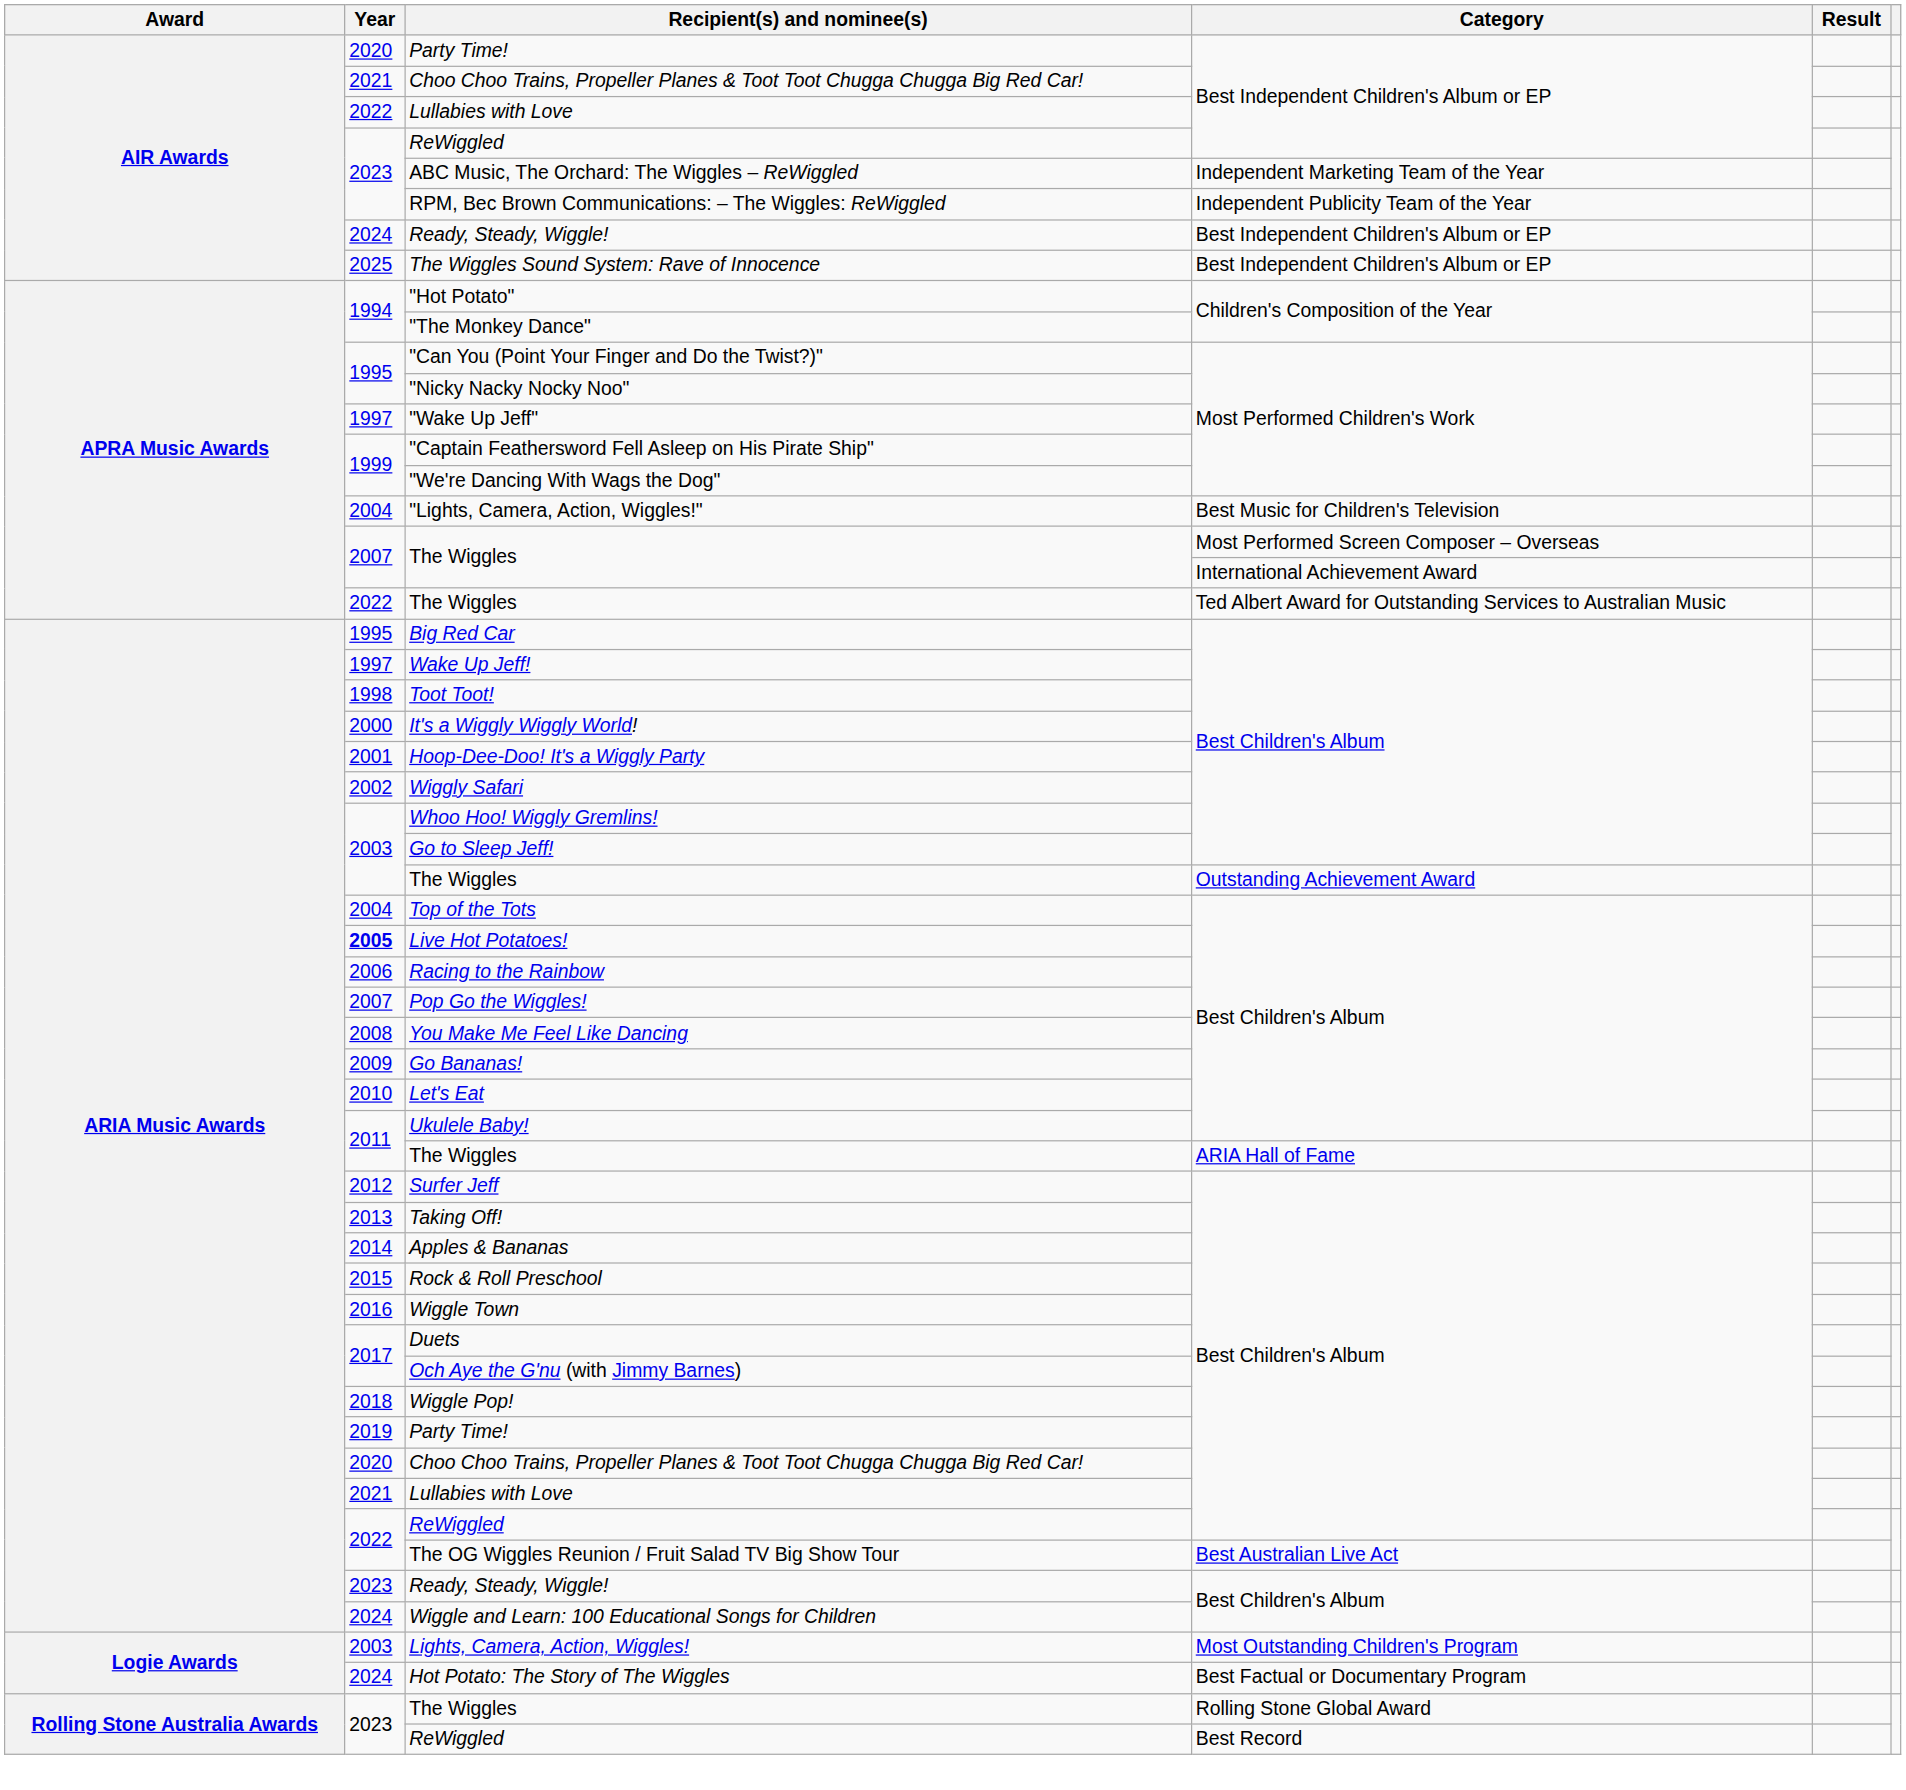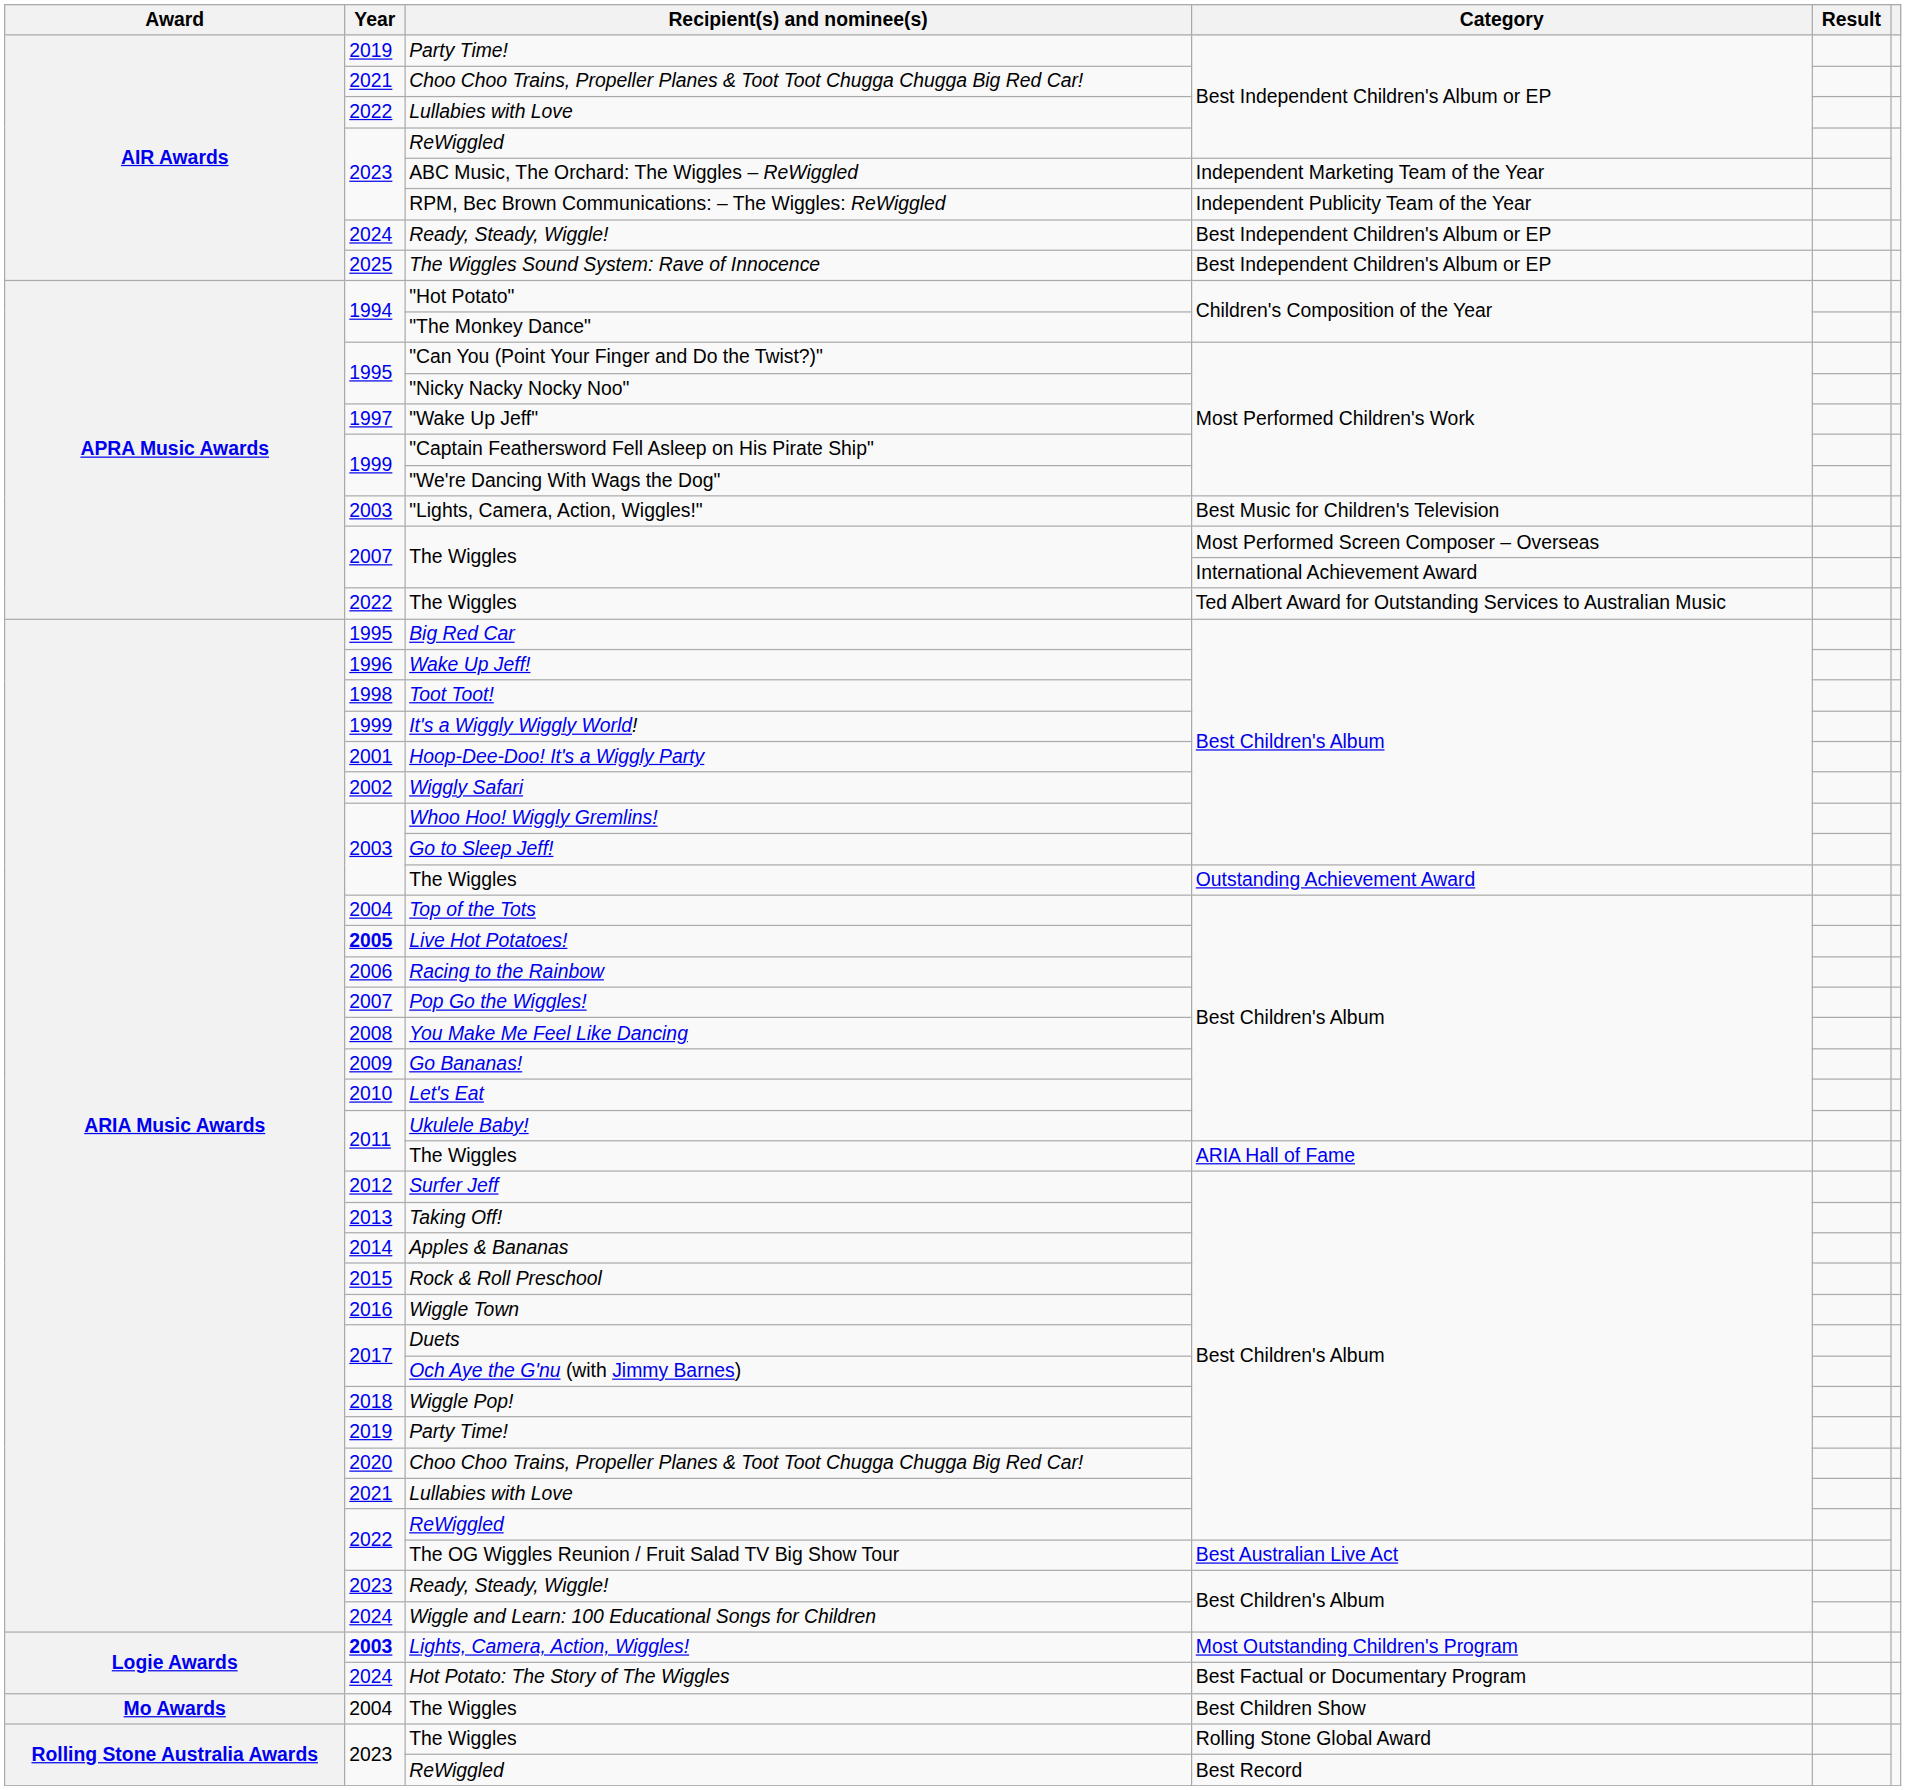(371, 50) 2020 -> (371, 50) 2019
(371, 511) 2004 -> (371, 511) 2003
(371, 664) 1997 -> (371, 664) 1996
(371, 726) 2000 -> (371, 726) 1999
(371, 1647) normal -> (371, 1647) bold
+ row: (463, 1708)
